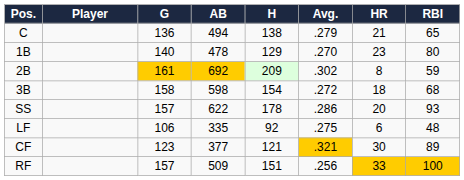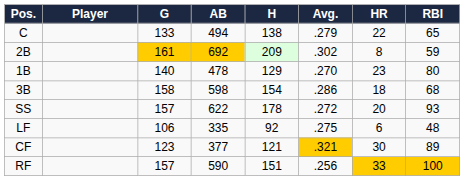(164, 33) 136 -> (164, 33) 133
(379, 33) 21 -> (379, 33) 22
rows swapped: (23, 52) <-> (23, 71)
(325, 90) .272 -> (325, 90) .286
(325, 109) .286 -> (325, 109) .272
(218, 166) 509 -> (218, 166) 590
